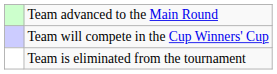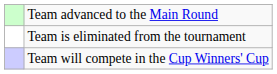rows swapped: (148, 36) <-> (137, 58)
